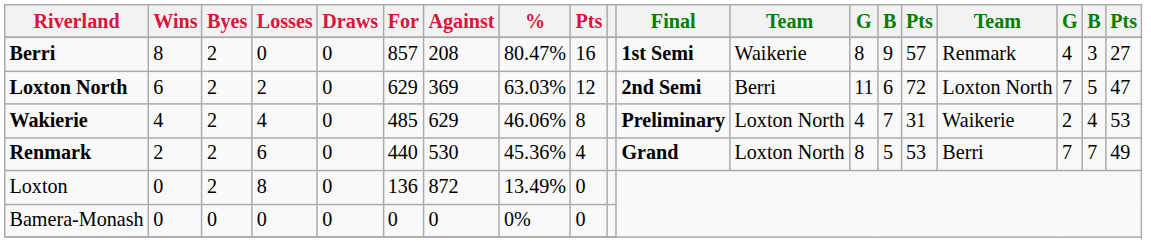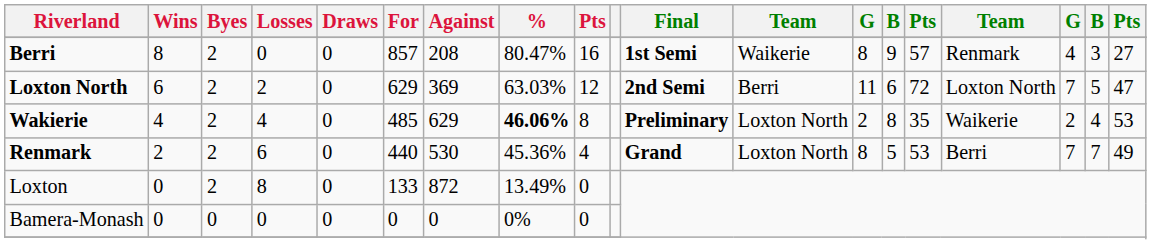(535, 120) normal -> (537, 120) bold
(859, 120) 4 -> (863, 120) 2
(888, 120) 7 -> (891, 120) 8
(916, 120) 31 -> (919, 120) 35
(403, 186) 136 -> (403, 186) 133
